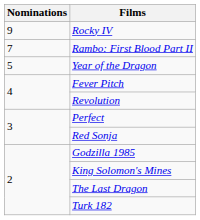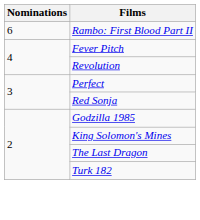- row: (92, 30)
(10, 48) 7 -> (10, 30) 6
- row: (114, 65)
